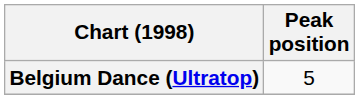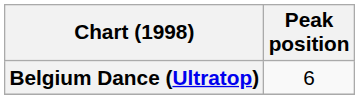(309, 77) 5 -> (309, 77) 6
